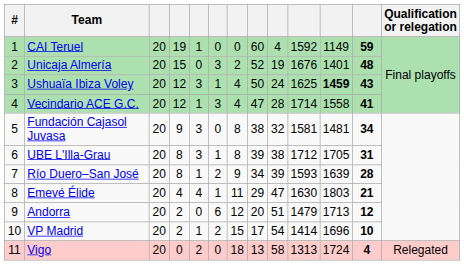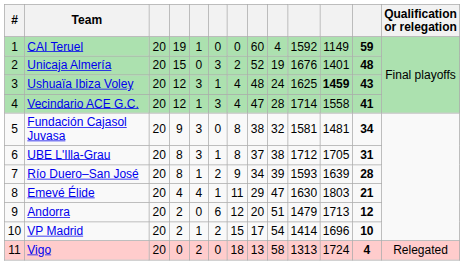(257, 84) 50 -> (257, 84) 48
(257, 155) 39 -> (257, 155) 37
